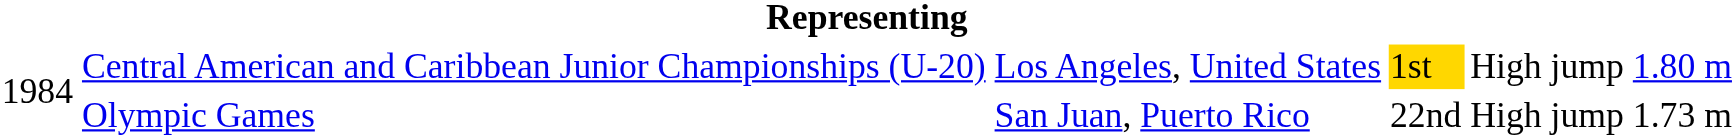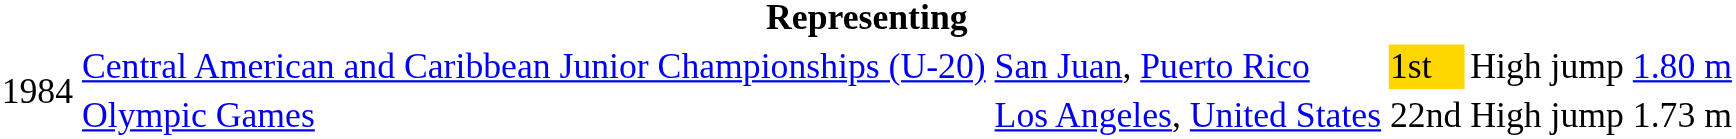(1188, 66) Los Angeles, United States -> (1152, 66) San Juan, Puerto Rico
(1152, 115) San Juan, Puerto Rico -> (1188, 115) Los Angeles, United States
